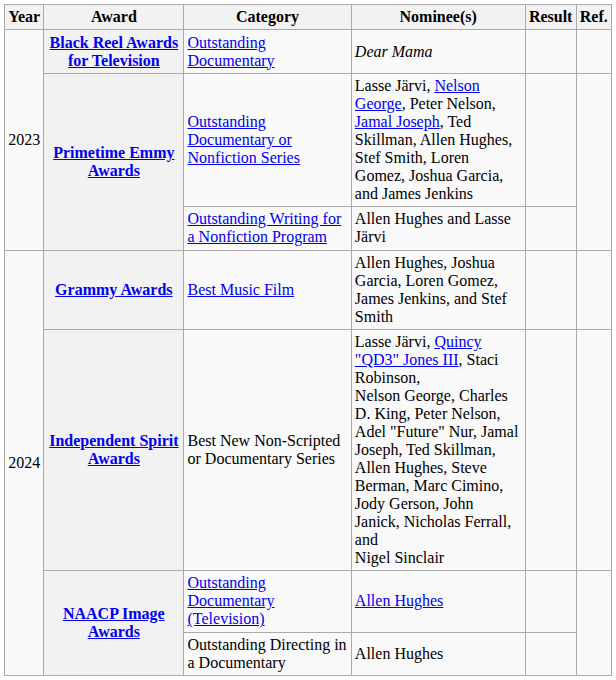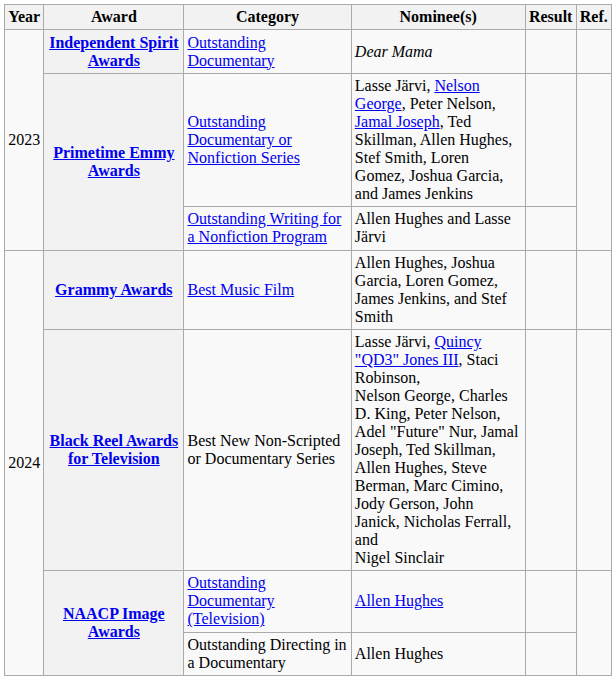(114, 51) Black Reel Awards for Television -> (114, 51) Independent Spirit Awards
(114, 450) Independent Spirit Awards -> (114, 450) Black Reel Awards for Television
